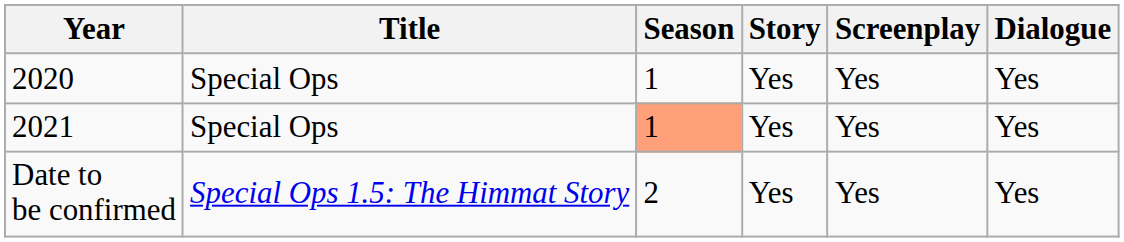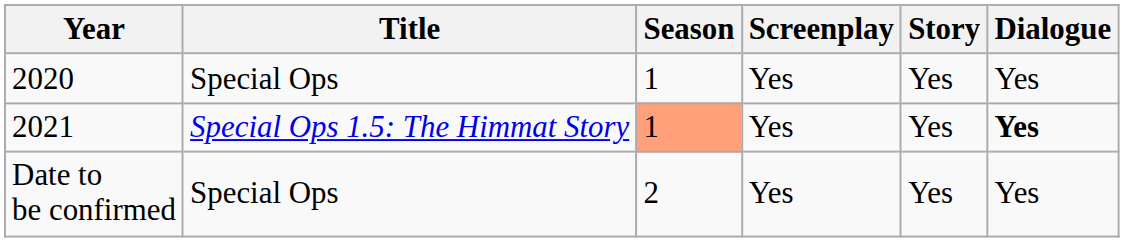columns swapped: (785, 28) <-> (908, 28)
(264, 126) Special Ops -> (410, 126) Special Ops 1.5: The Himmat Story
(1017, 126) normal -> (1017, 126) bold
(410, 193) Special Ops 1.5: The Himmat Story -> (264, 193) Special Ops
